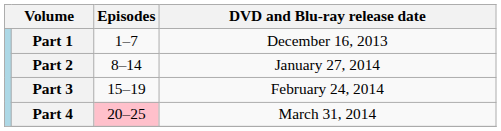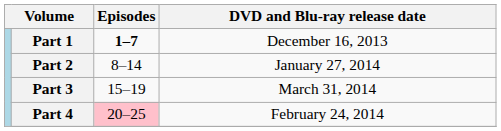(126, 41) normal -> (126, 41) bold
(327, 89) February 24, 2014 -> (327, 89) March 31, 2014
(327, 114) March 31, 2014 -> (327, 114) February 24, 2014
